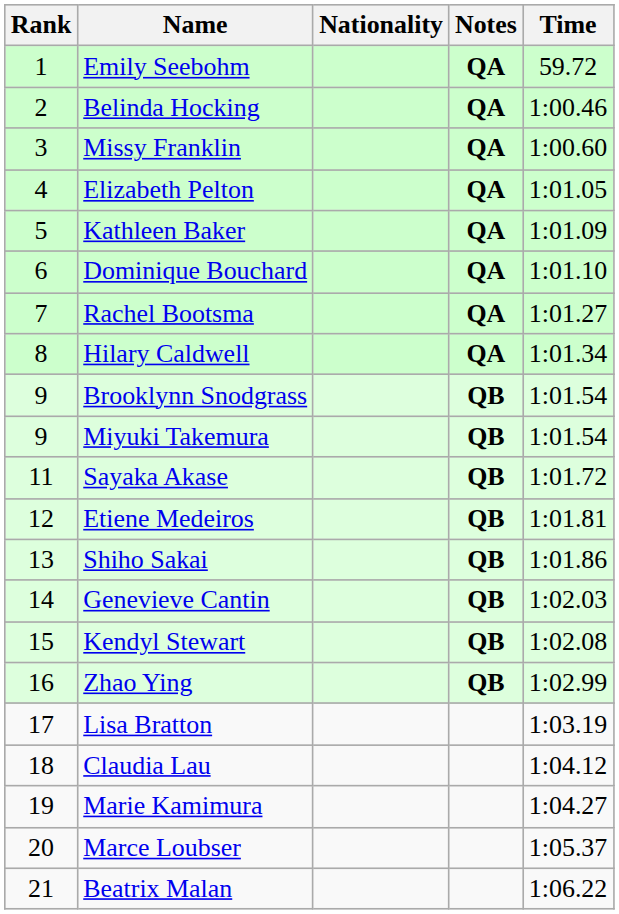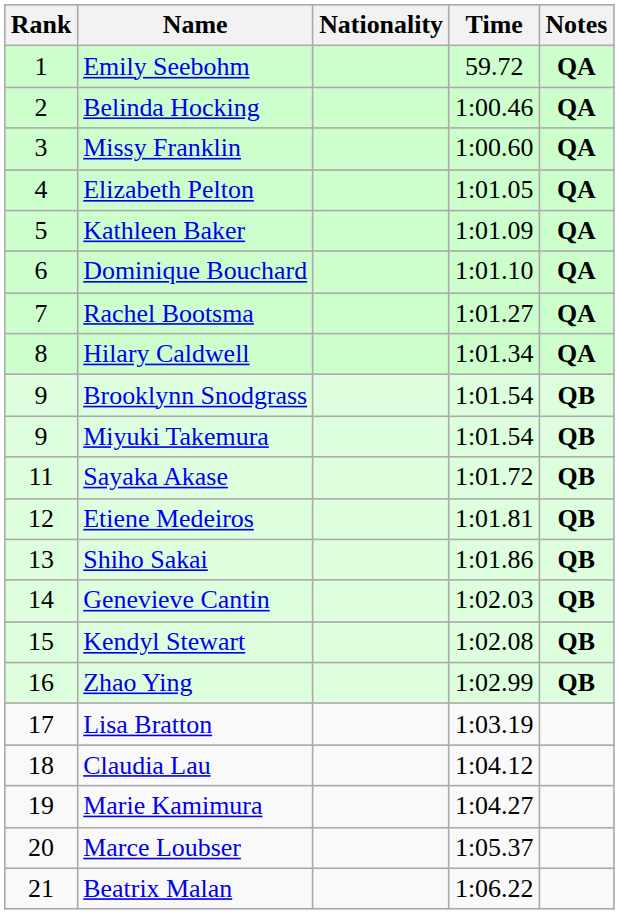columns swapped: (568, 25) <-> (486, 25)
